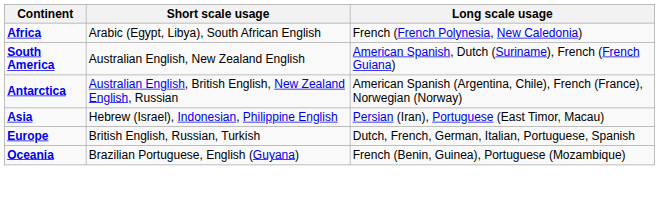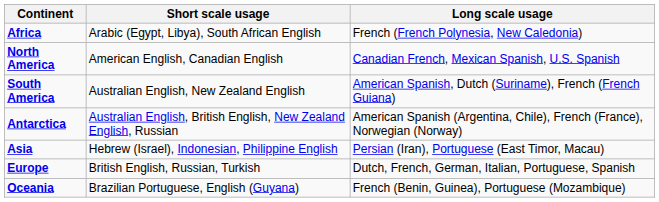+ row: (31, 58)
